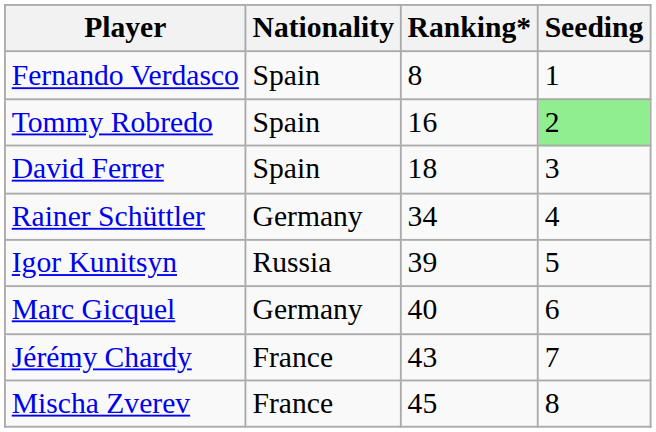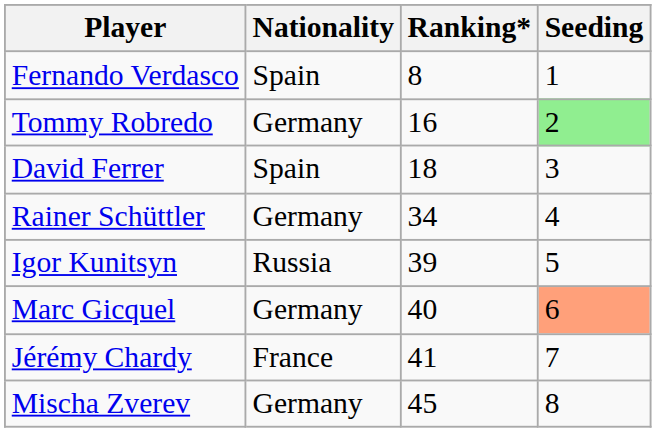(286, 121) Spain -> (308, 121) Germany
(552, 309) no background -> (552, 309) lightsalmon background
(422, 356) 43 -> (422, 356) 41
(293, 403) France -> (308, 403) Germany
